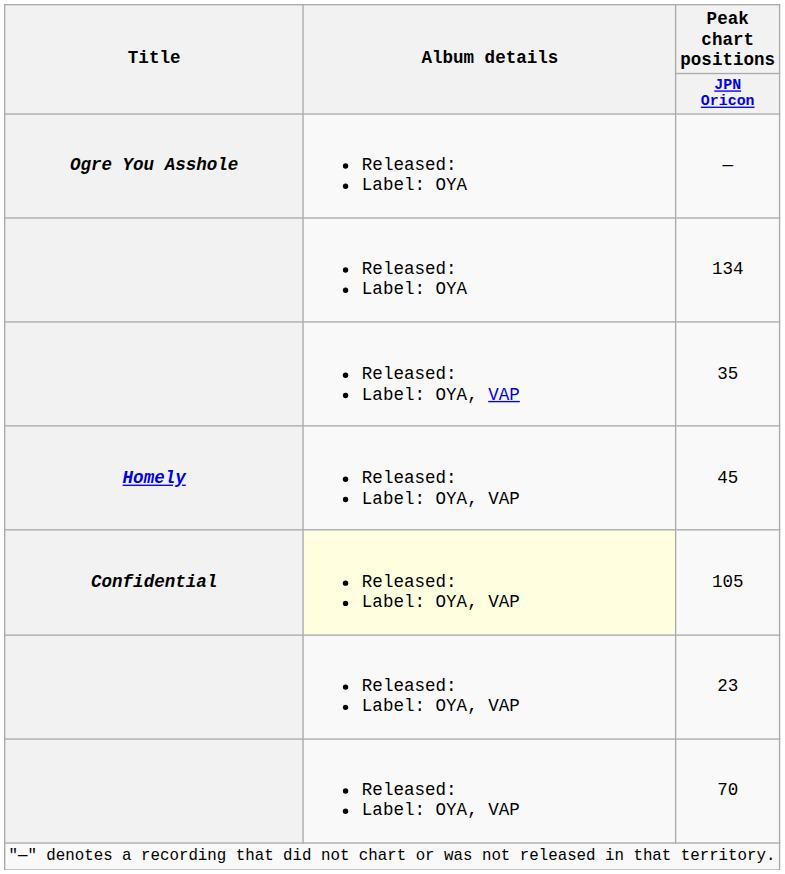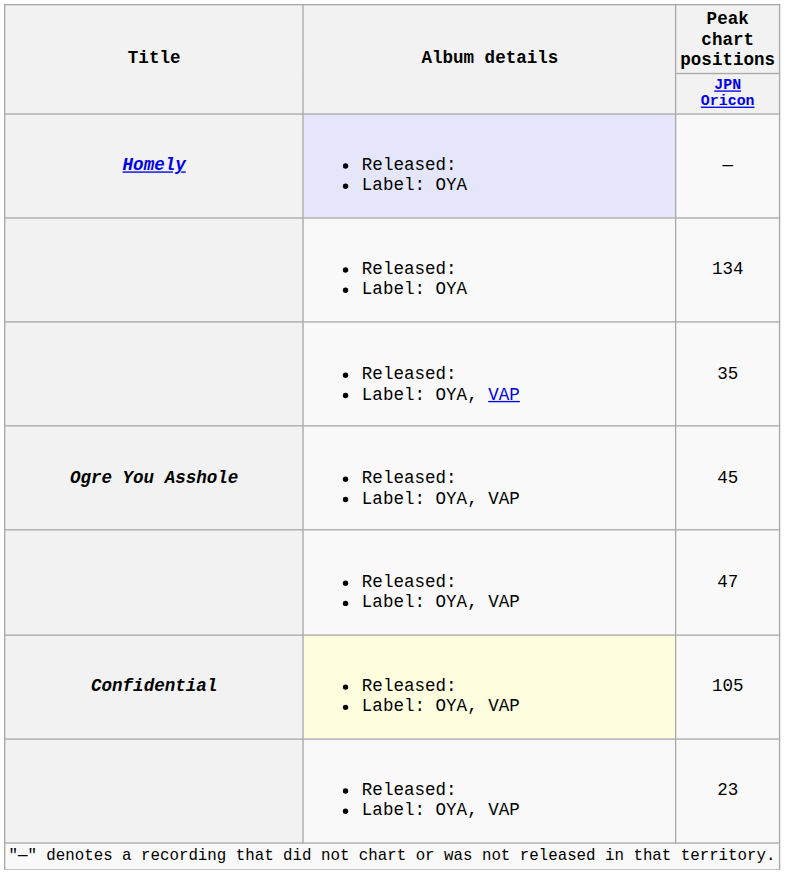(154, 166) Ogre You Asshole -> (154, 166) Homely
(490, 176) no background -> (490, 176) lavender background
(154, 478) Homely -> (154, 478) Ogre You Asshole
+ row: (728, 582)
- row: (728, 791)
